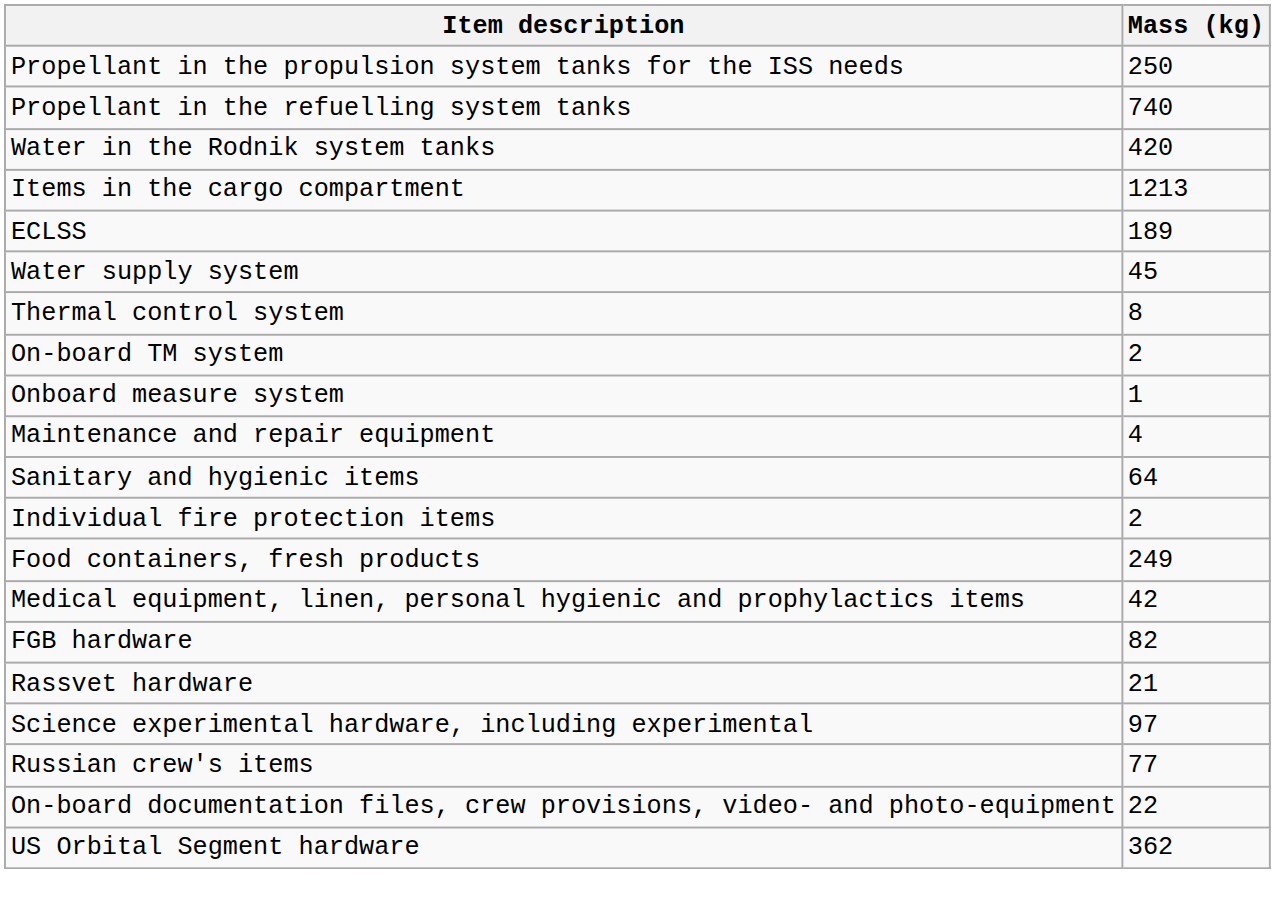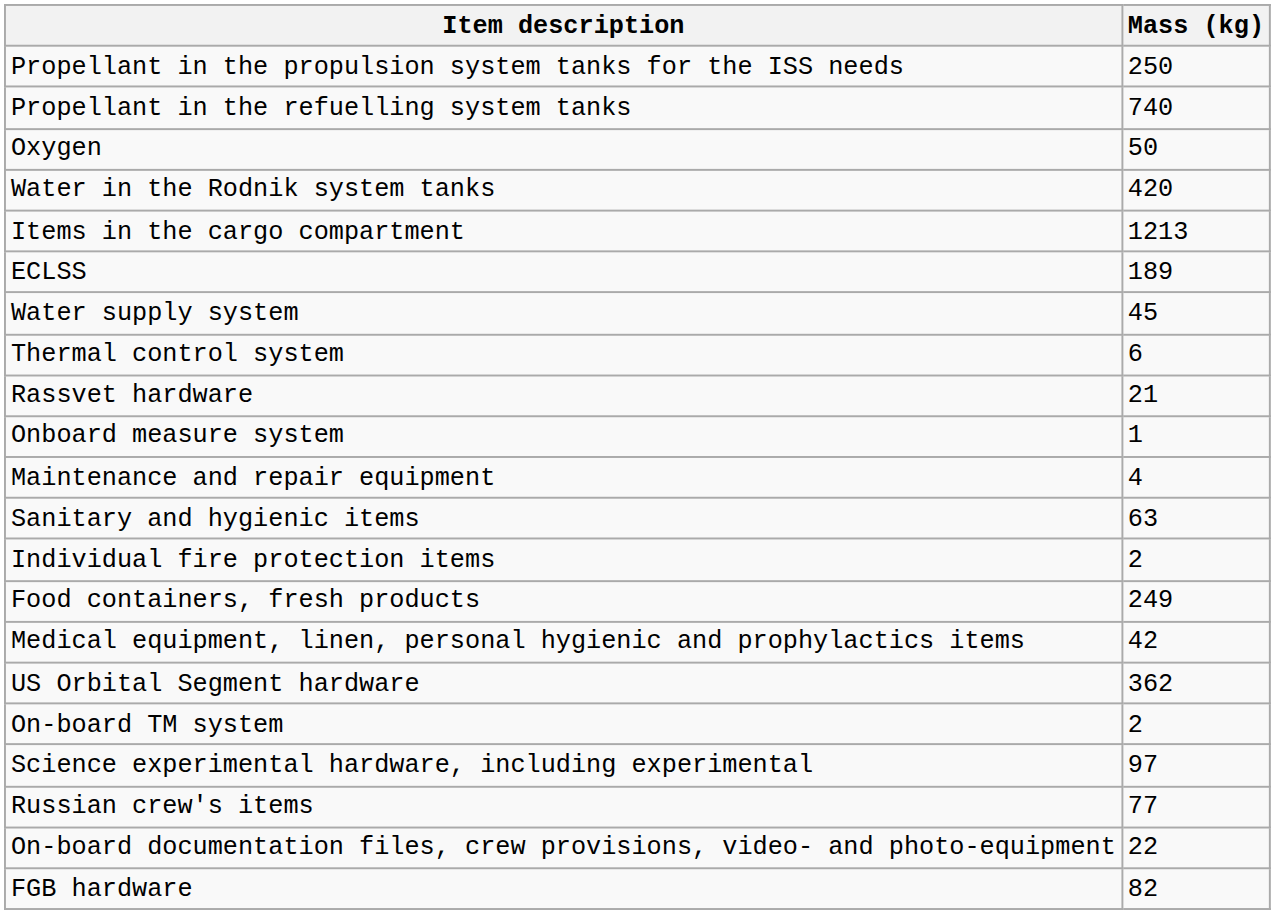+ row: (56, 149)
(1135, 313) 8 -> (1135, 354) 6
rows swapped: (147, 354) <-> (132, 683)
(1143, 478) 64 -> (1143, 519) 63
rows swapped: (102, 642) <-> (215, 848)
